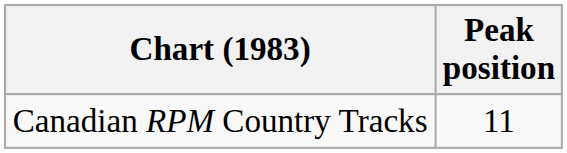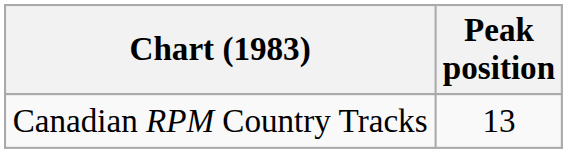(499, 120) 11 -> (499, 120) 13
